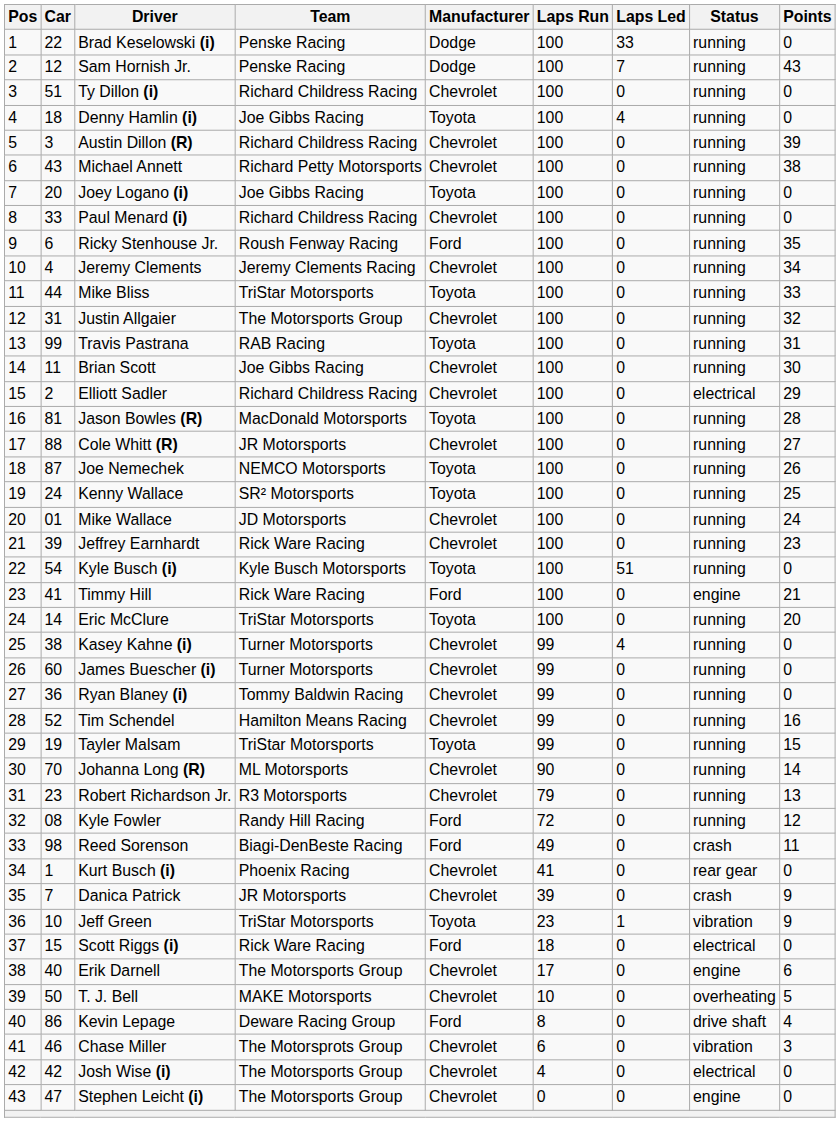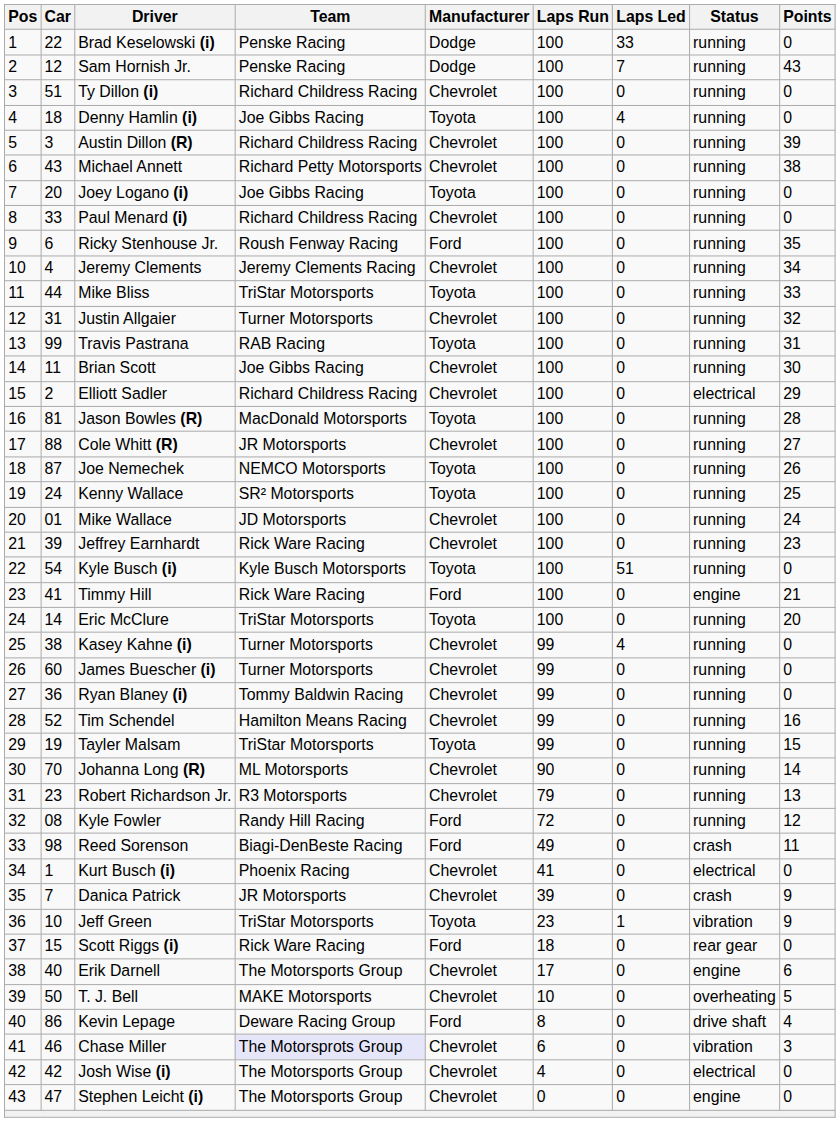(321, 318) The Motorsports Group -> (306, 318) Turner Motorsports
(725, 871) rear gear -> (724, 871) electrical
(724, 946) electrical -> (725, 946) rear gear
(321, 1047) no background -> (321, 1047) lavender background
